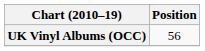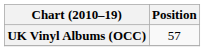(174, 35) 56 -> (174, 35) 57
